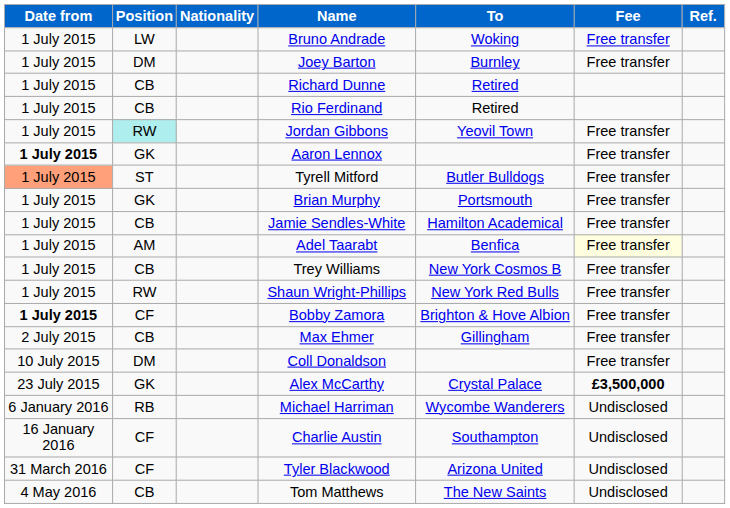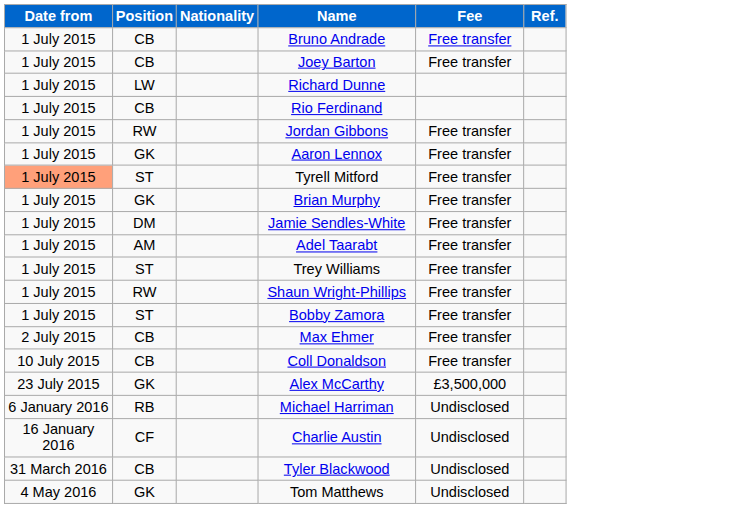- column: (495, 16)
(144, 39) LW -> (144, 39) CB
(144, 62) DM -> (144, 62) CB
(144, 85) CB -> (144, 85) LW
(144, 131) paleturquoise background -> (144, 131) no background
(58, 154) bold -> (58, 154) normal
(144, 223) CB -> (144, 223) DM
(628, 246) lightyellow background -> (470, 246) no background
(144, 269) CB -> (144, 269) ST
(58, 315) bold -> (58, 315) normal
(144, 315) CF -> (144, 315) ST
(144, 361) DM -> (144, 361) CB
(628, 384) bold -> (470, 384) normal
(144, 469) CF -> (144, 469) CB
(144, 492) CB -> (144, 492) GK
